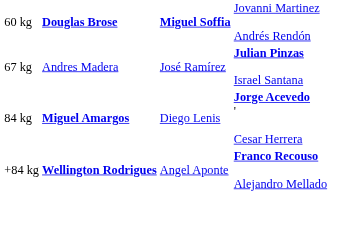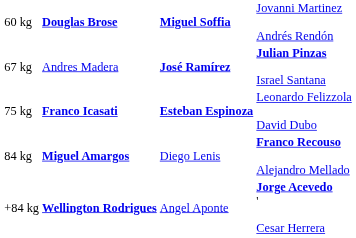(193, 66) normal -> (195, 66) bold
+ row: (18, 111)
(272, 118) Jorge Acevedo ' Cesar Herrera -> (303, 156) Franco Recouso Alejandro Mellado
(280, 170) Franco Recouso Alejandro Mellado -> (294, 207) Jorge Acevedo ' Cesar Herrera
